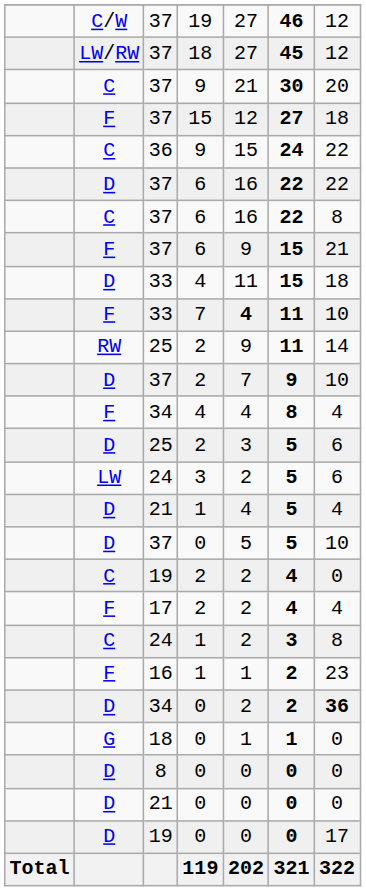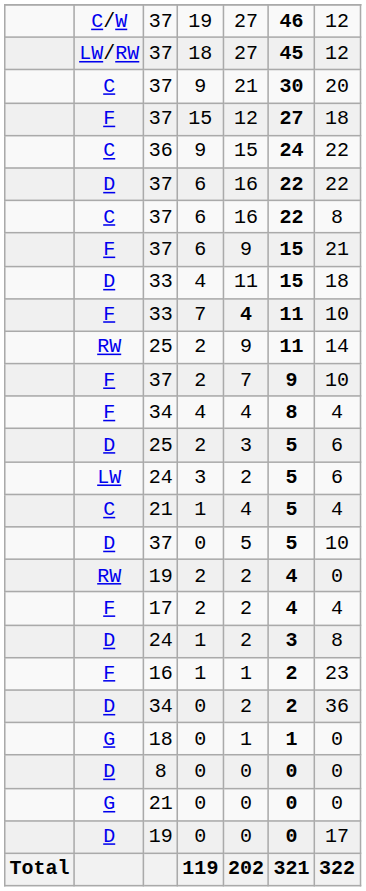(109, 380) D -> (109, 380) F
(109, 511) D -> (109, 511) C
(109, 576) C -> (109, 576) RW
(109, 641) C -> (109, 641) D
(337, 706) bold -> (337, 706) normal
(109, 804) D -> (109, 804) G
